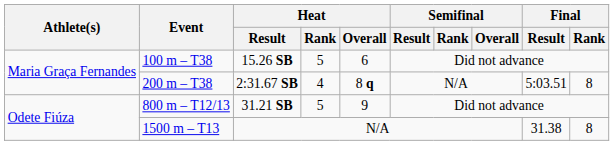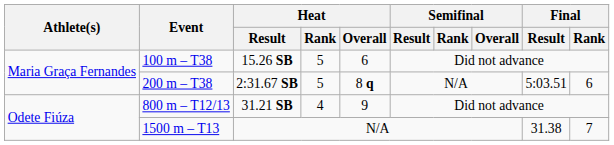(320, 83) 4 -> (320, 83) 5
(589, 83) 8 -> (589, 83) 6
(320, 106) 5 -> (320, 106) 4
(589, 128) 8 -> (589, 128) 7
